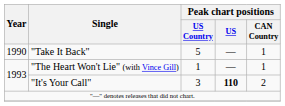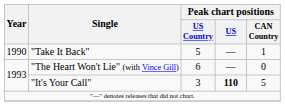(198, 67) 1 -> (198, 67) 6
(264, 67) 1 -> (264, 67) 0
(264, 83) 2 -> (264, 83) 5
